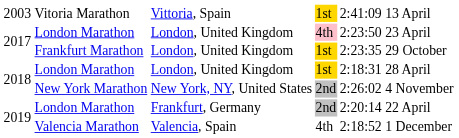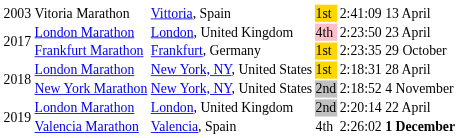(222, 51) London, United Kingdom -> (206, 51) Frankfurt, Germany
(222, 70) London, United Kingdom -> (231, 70) New York, NY, United States
(361, 89) 2:26:02 -> (361, 89) 2:18:52
(206, 107) Frankfurt, Germany -> (222, 107) London, United Kingdom
(361, 126) 2:18:52 -> (361, 126) 2:26:02
(419, 126) normal -> (420, 126) bold
